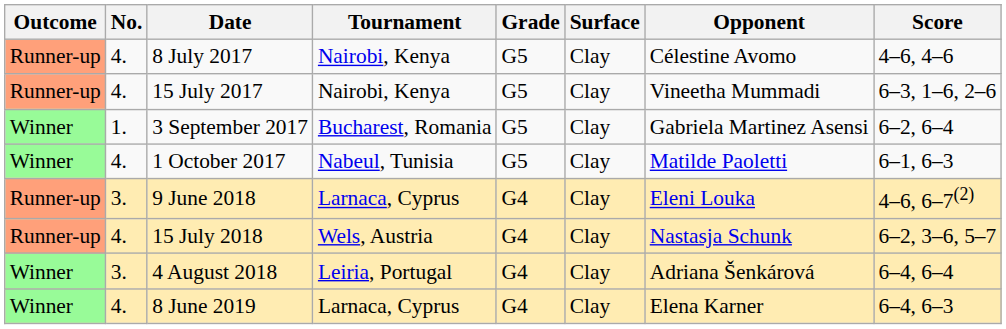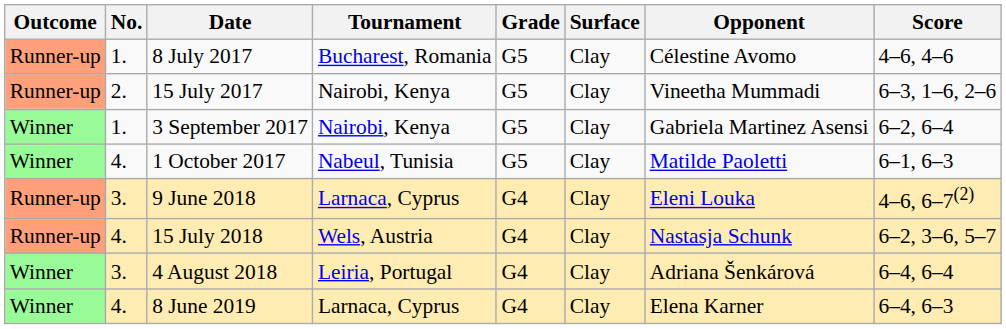(119, 56) 4. -> (119, 56) 1.
(384, 56) Nairobi, Kenya -> (405, 56) Bucharest, Romania
(119, 90) 4. -> (119, 90) 2.
(405, 125) Bucharest, Romania -> (384, 125) Nairobi, Kenya
